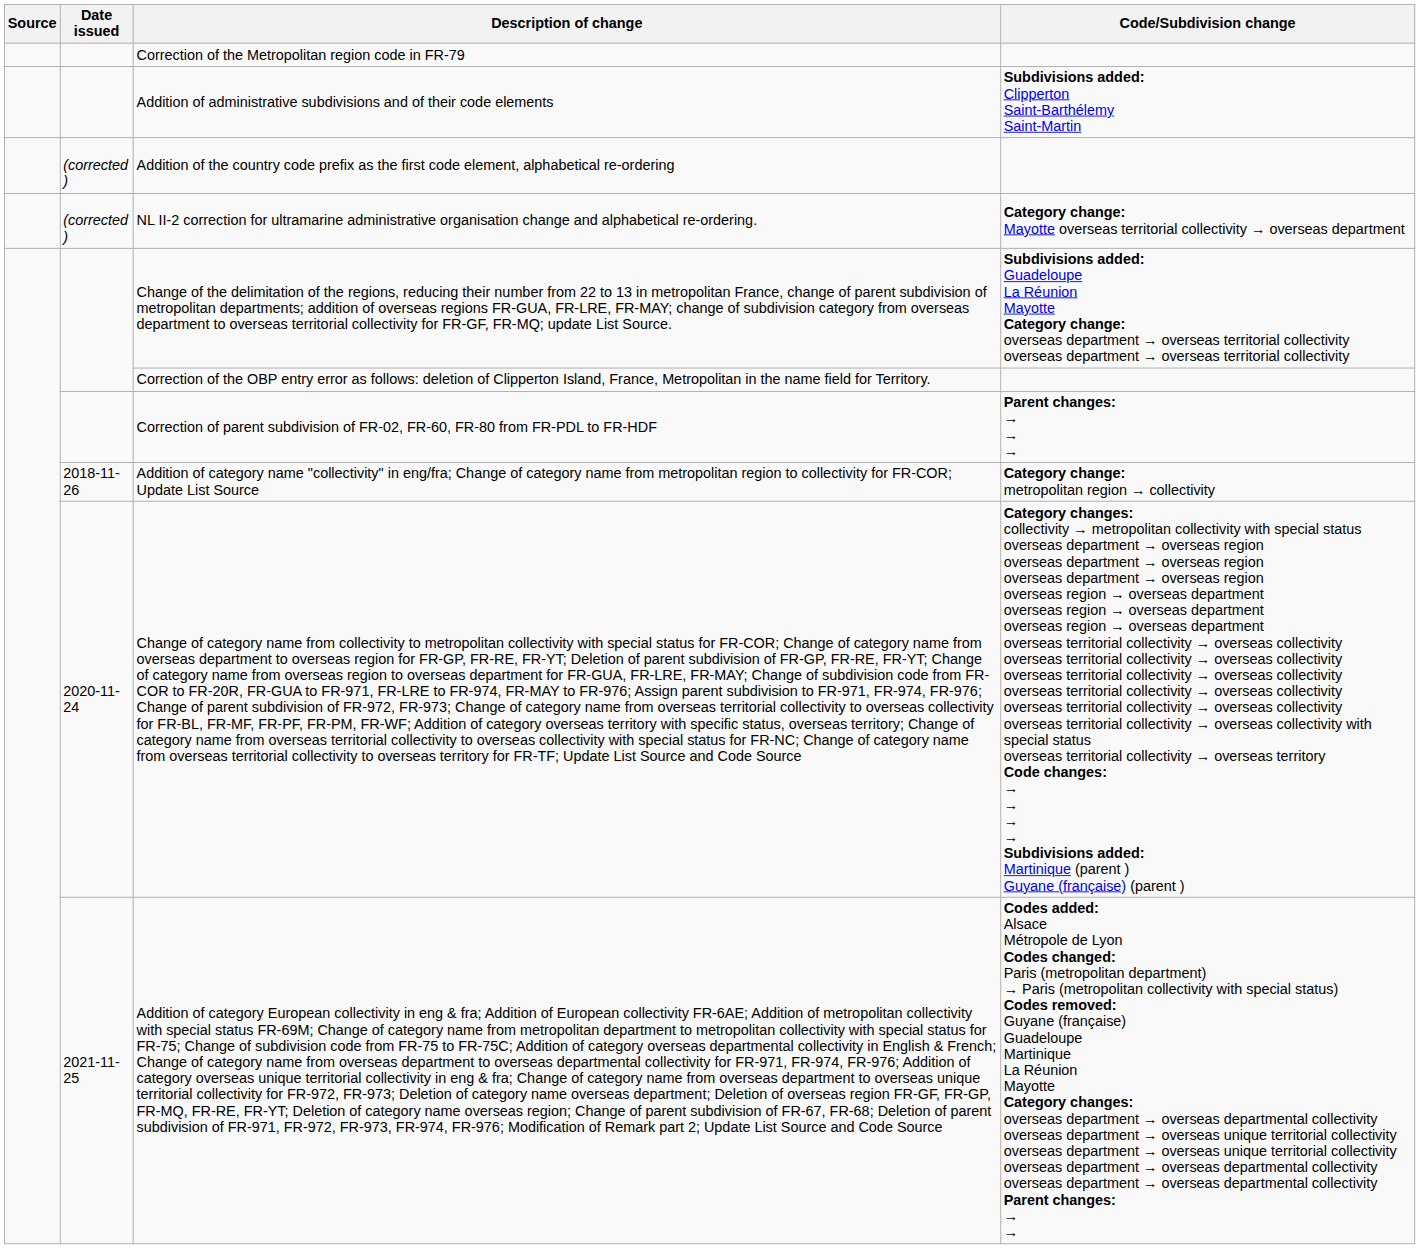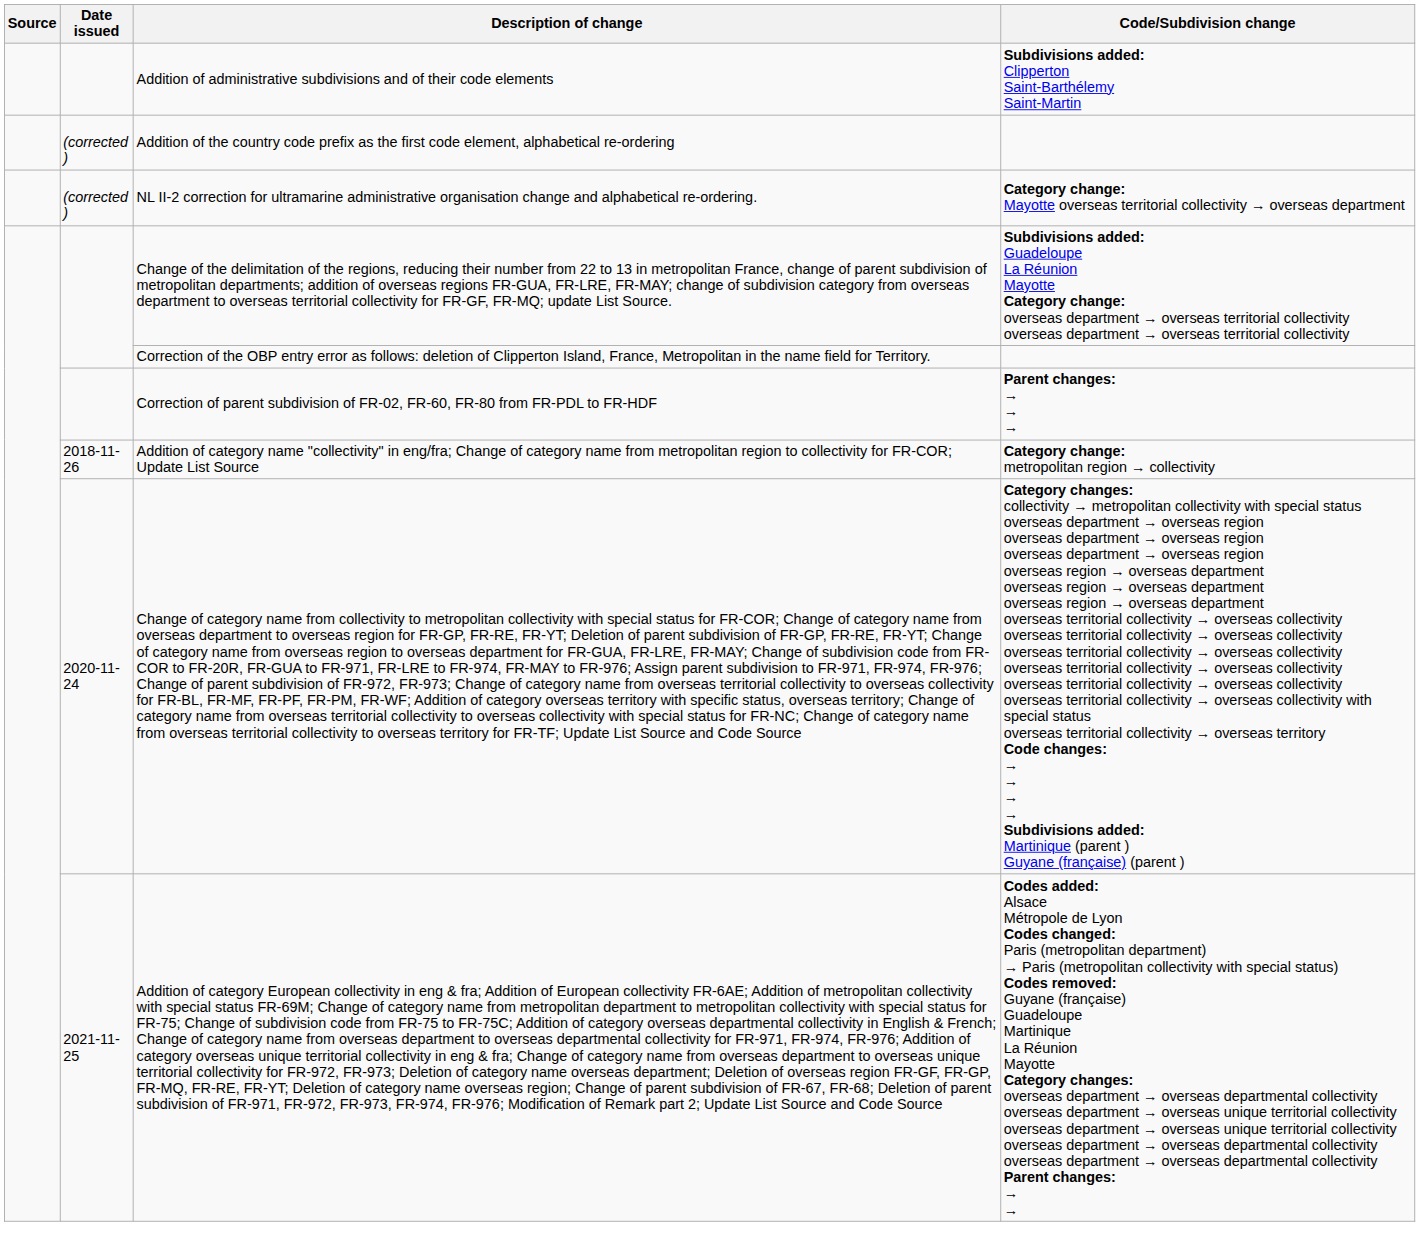- row: (301, 54)
